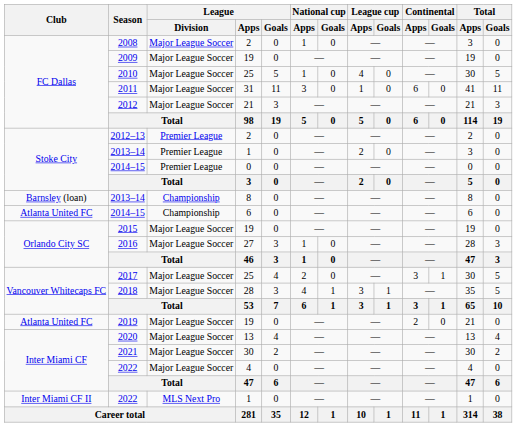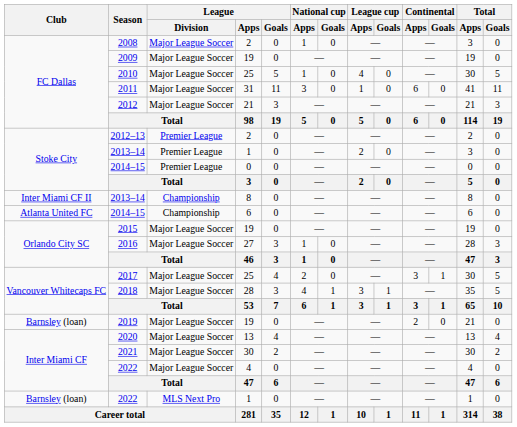(56, 197) Barnsley (loan) -> (56, 197) Inter Miami CF II
(56, 321) Atlanta United FC -> (56, 321) Barnsley (loan)
(56, 399) Inter Miami CF II -> (56, 399) Barnsley (loan)
